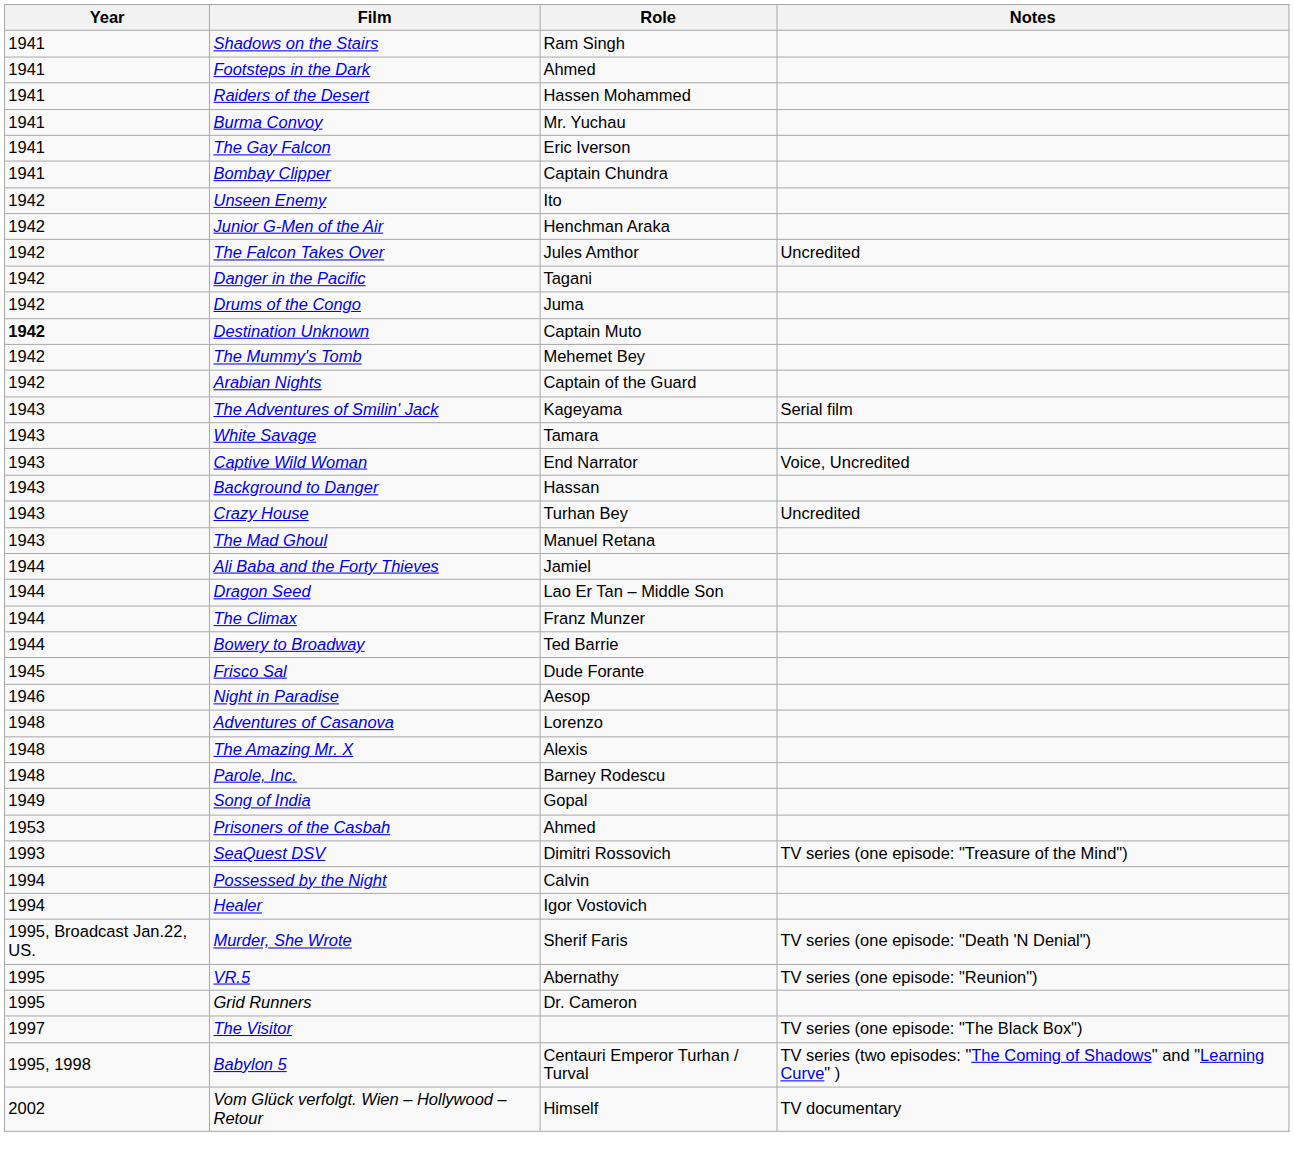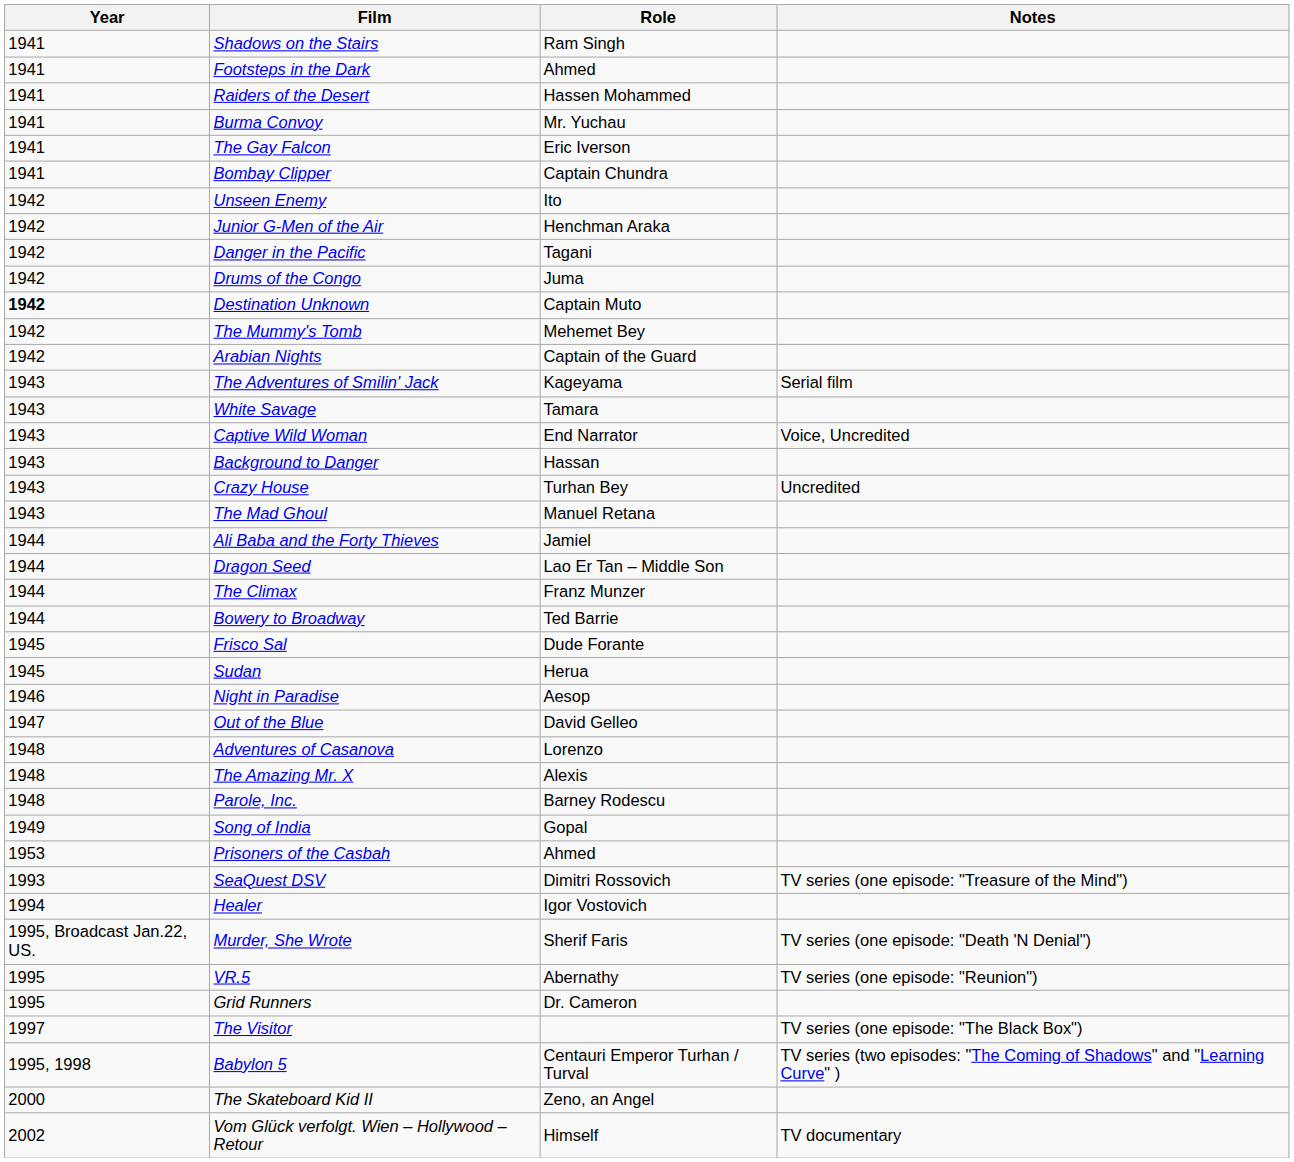- row: (299, 252)
+ row: (237, 670)
+ row: (268, 723)
- row: (300, 880)
+ row: (293, 1100)
